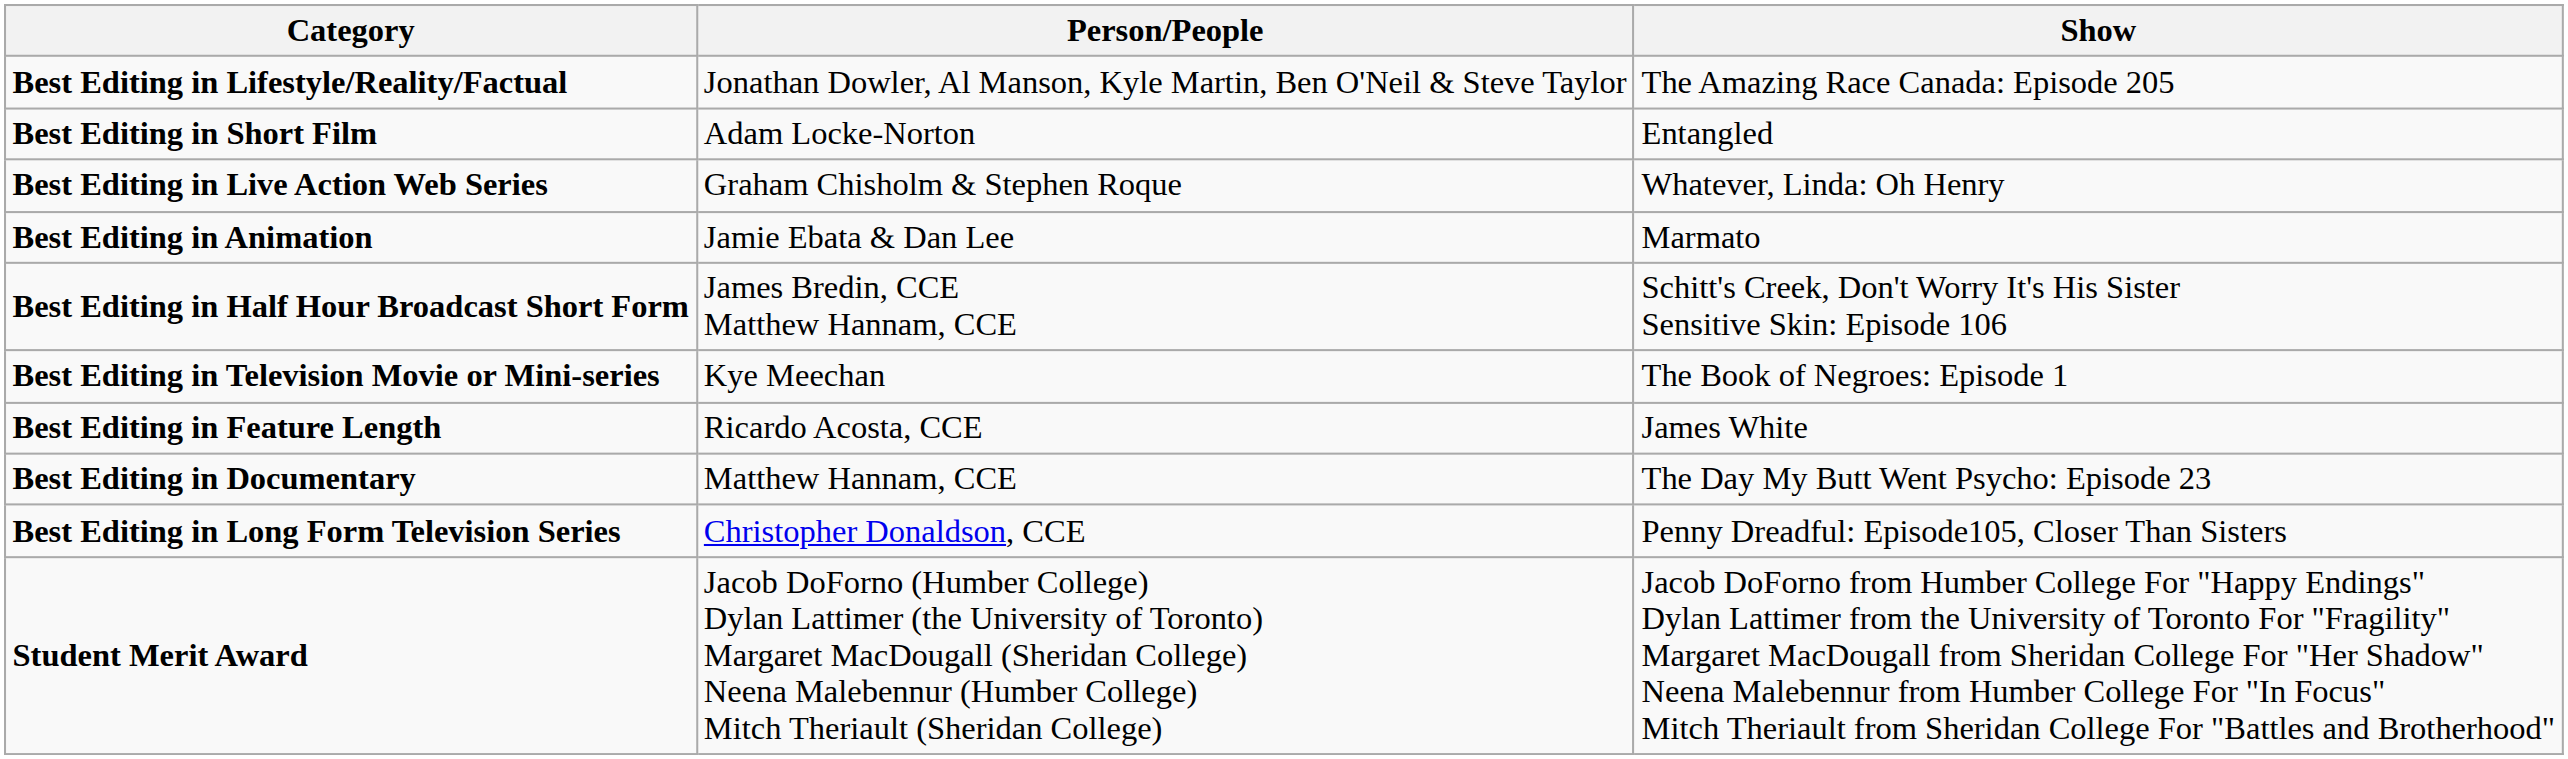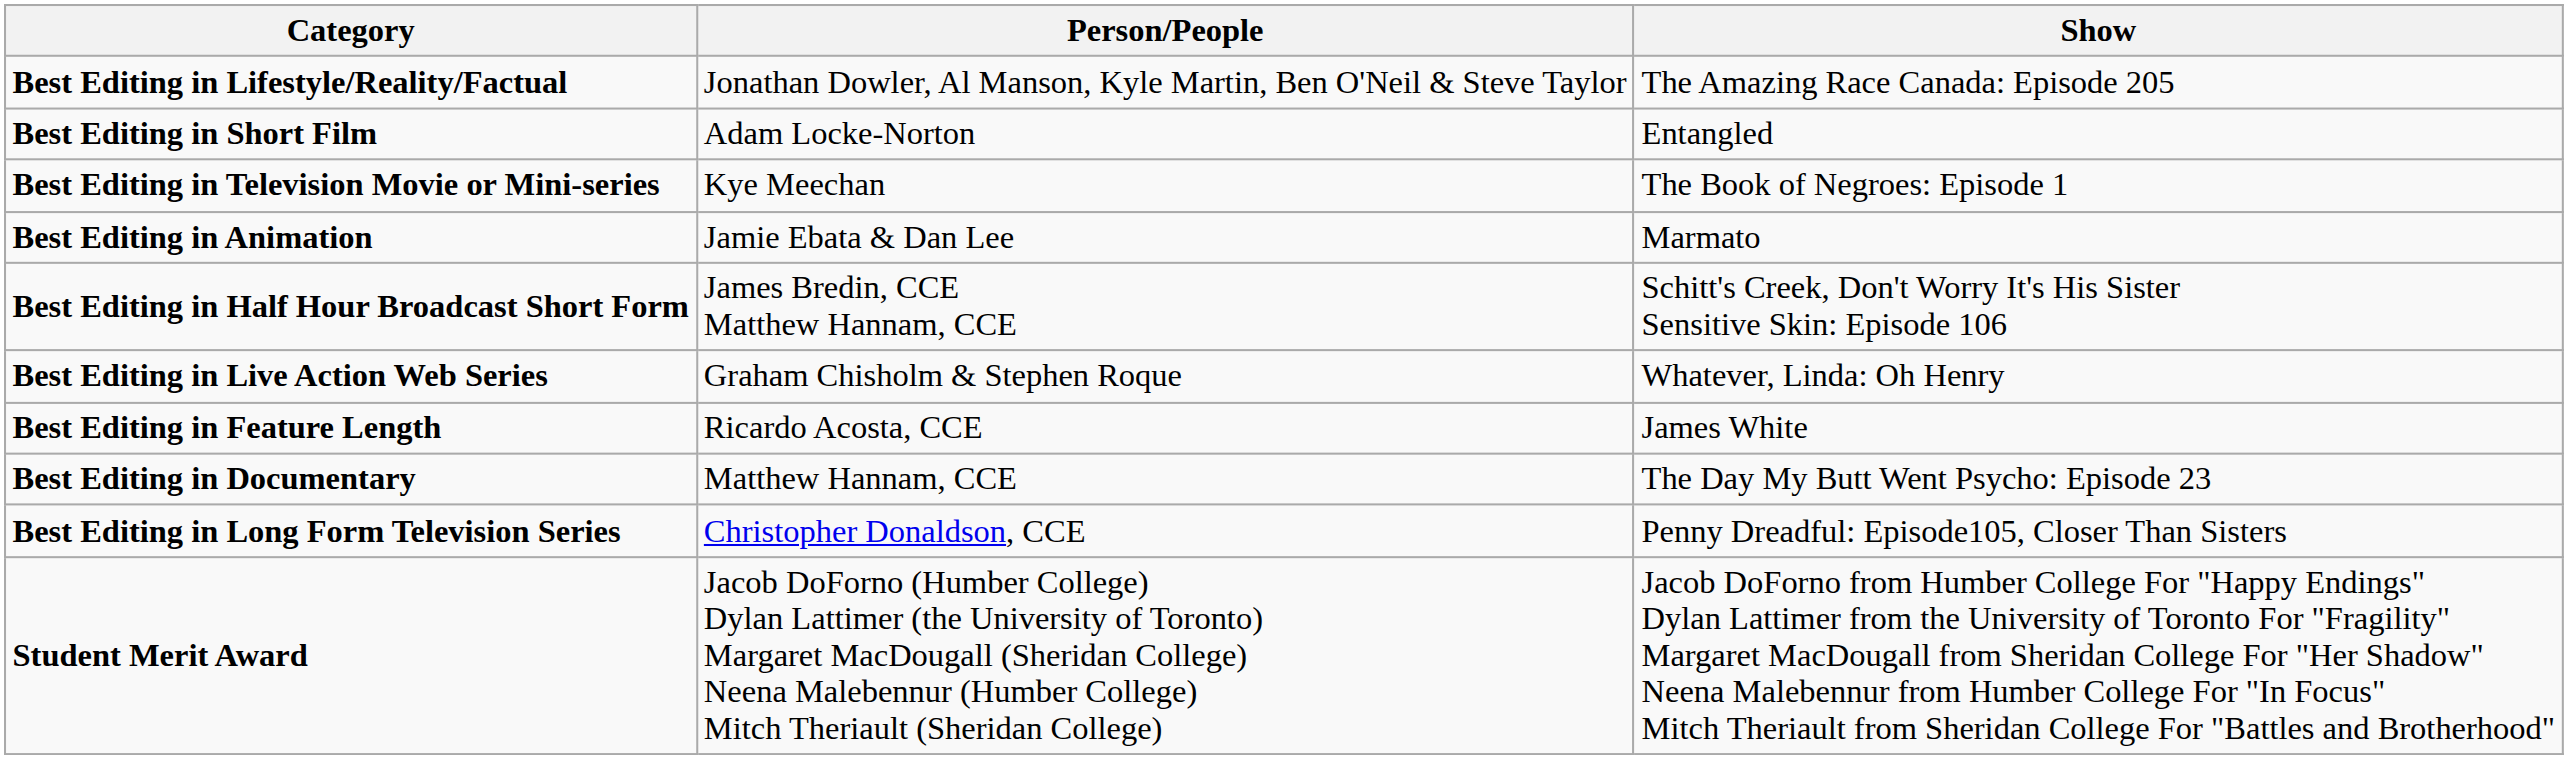rows swapped: (280, 184) <-> (336, 375)
